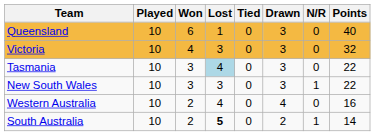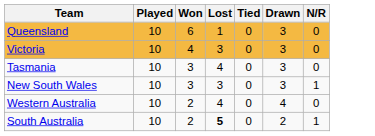- column: (350, 13)
(220, 67) lightblue background -> (220, 67) no background
